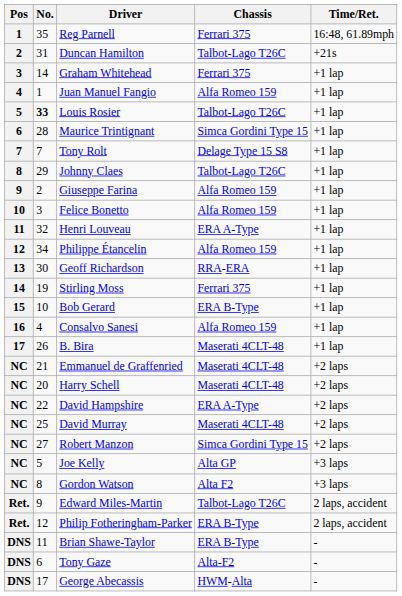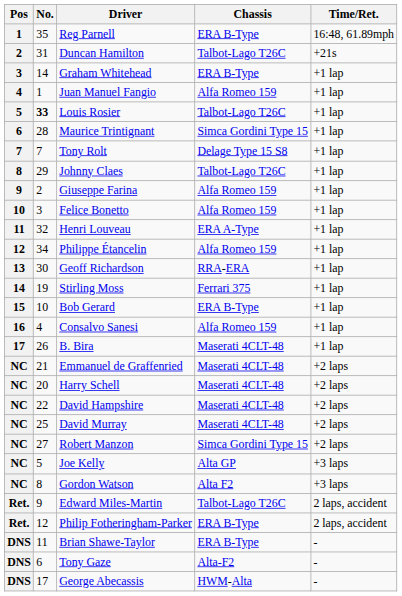(224, 34) Ferrari 375 -> (228, 34) ERA B-Type
(224, 73) Ferrari 375 -> (228, 73) ERA B-Type
(228, 405) ERA A-Type -> (241, 405) Maserati 4CLT-48
